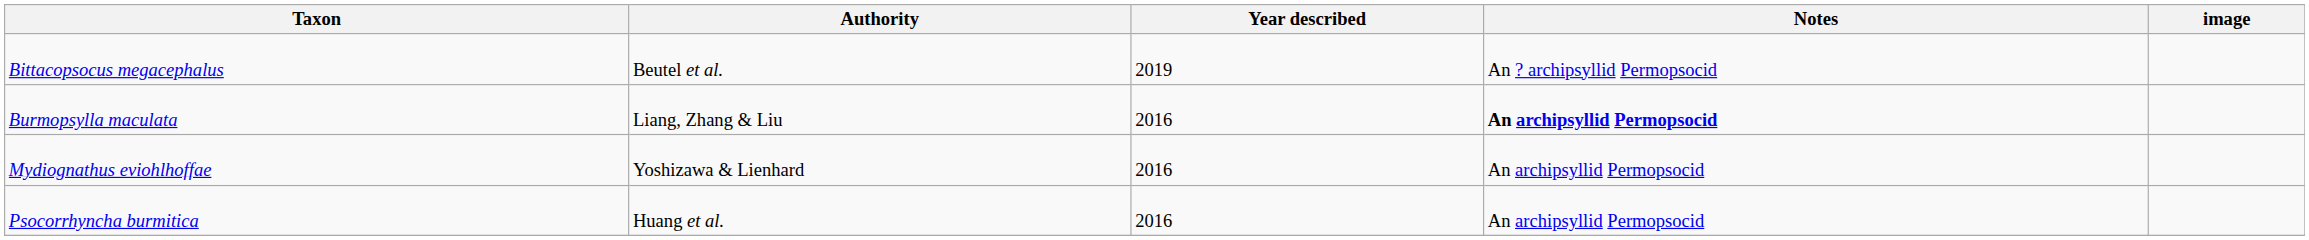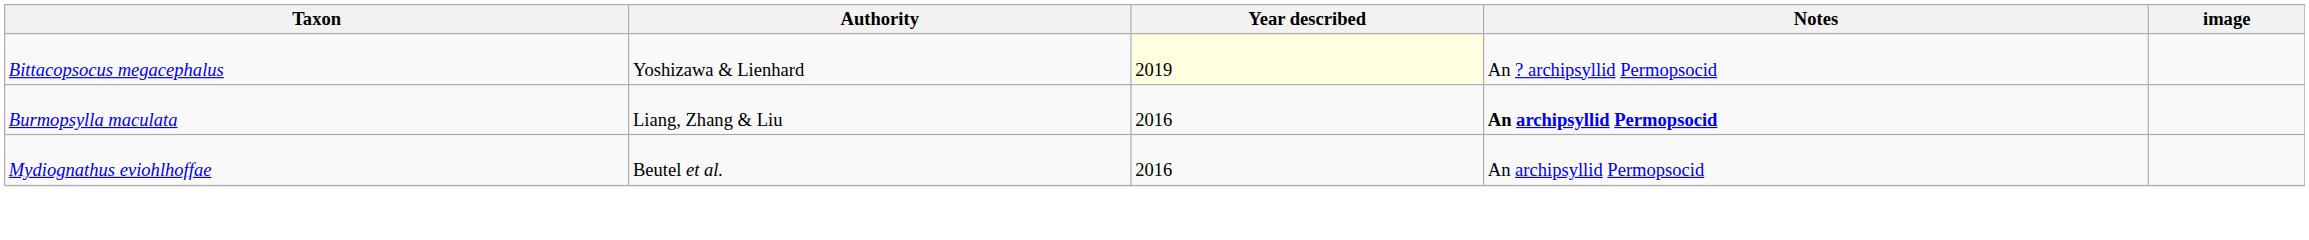(678, 69) Beutel et al. -> (719, 69) Yoshizawa & Lienhard
(1154, 69) no background -> (1154, 69) lightyellow background
(719, 170) Yoshizawa & Lienhard -> (678, 170) Beutel et al.
- row: (104, 220)
